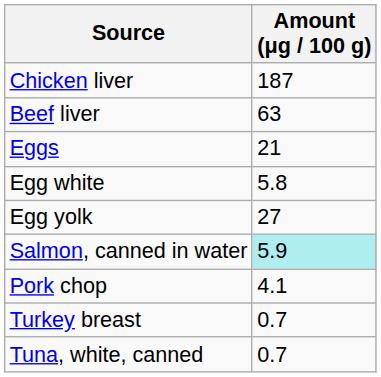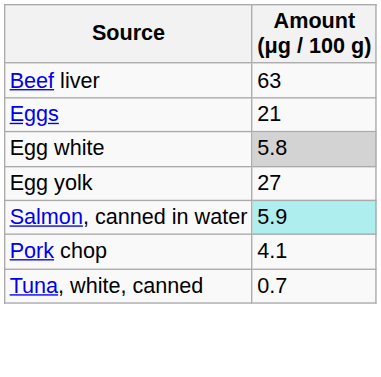- row: (71, 80)
(272, 182) no background -> (272, 148) lightgrey background
- row: (75, 319)
